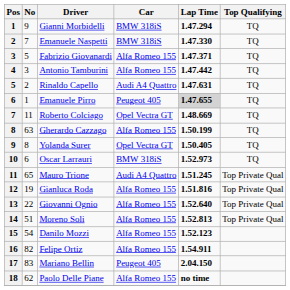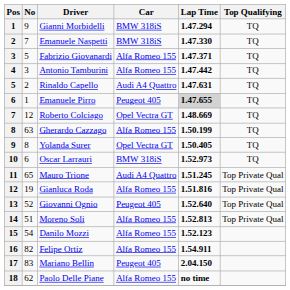(28, 115) 11 -> (29, 115) 12
(29, 204) 22 -> (29, 204) 52
(146, 204) Alfa Romeo 155 -> (138, 204) Peugeot 405
